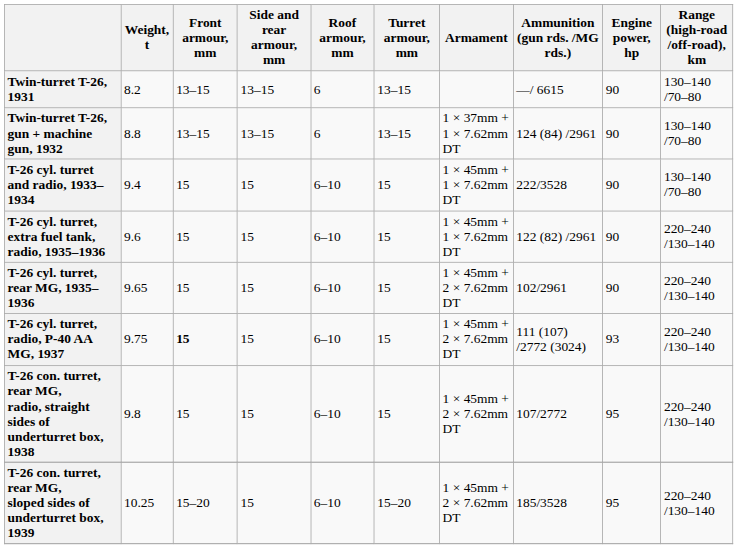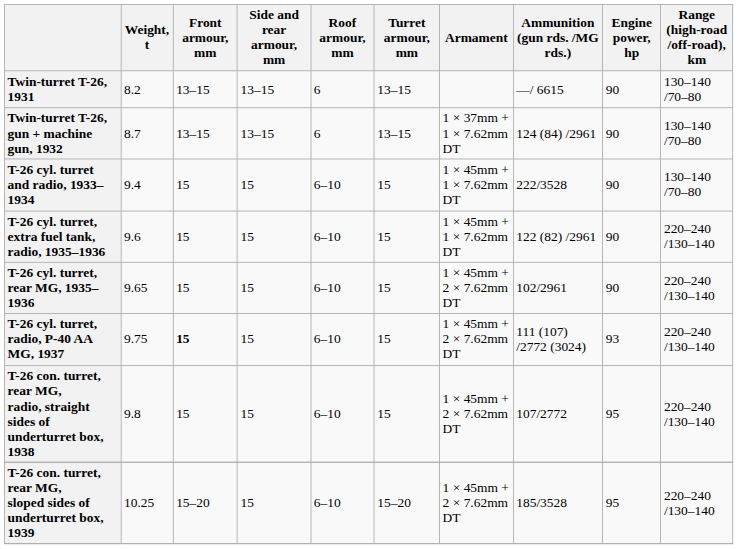(132, 133) 8.8 -> (132, 133) 8.7
